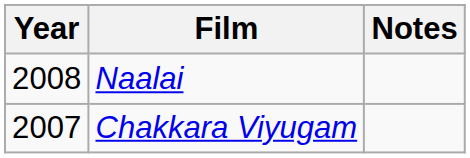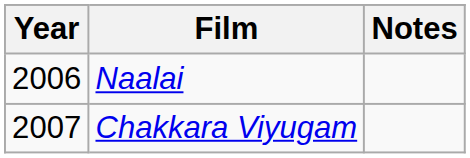(47, 78) 2008 -> (47, 78) 2006
